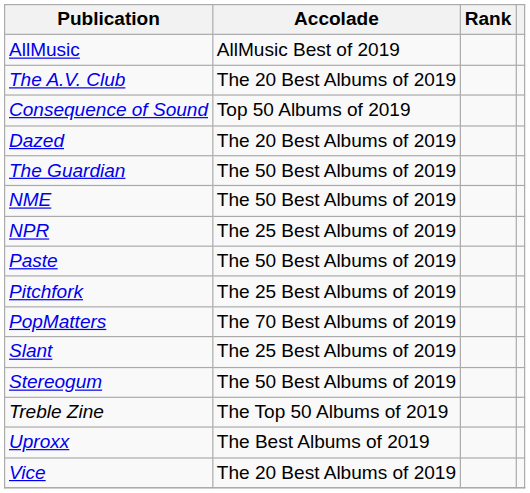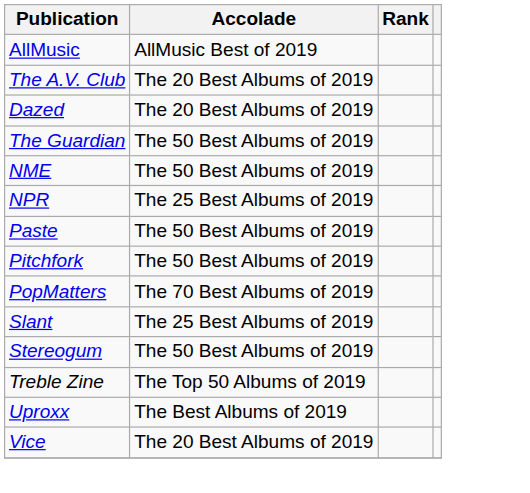- row: (108, 110)
(336, 291) The 25 Best Albums of 2019 -> (254, 261) The 50 Best Albums of 2019
